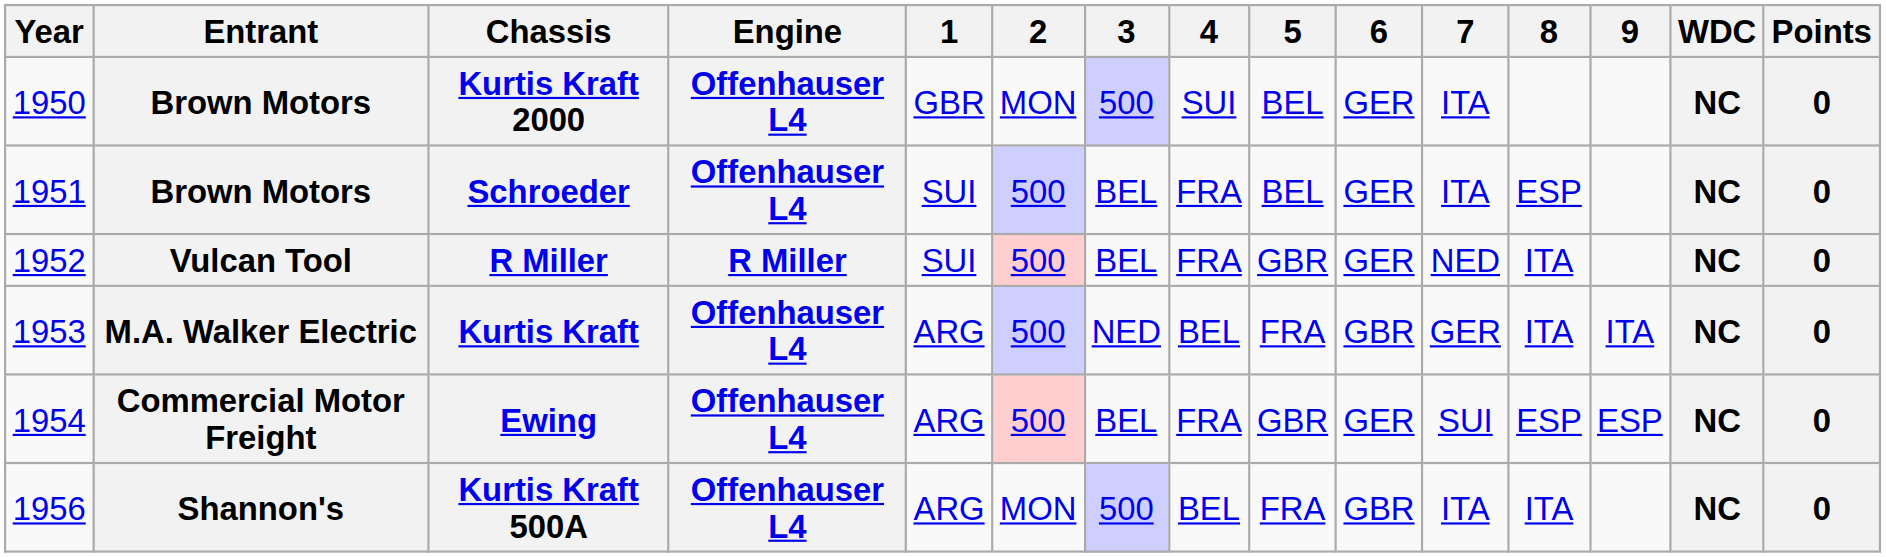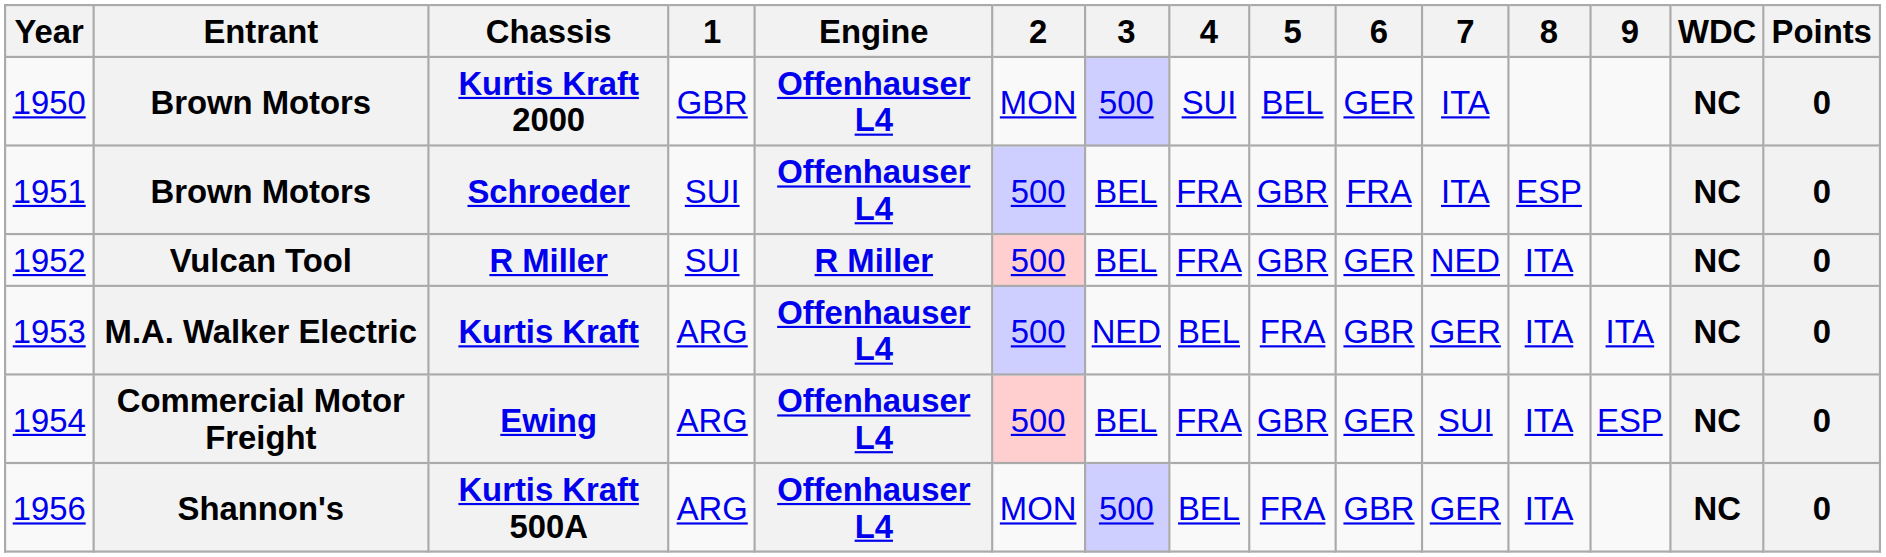columns swapped: (787, 31) <-> (949, 31)
(1293, 190) BEL -> (1293, 190) GBR
(1379, 190) GER -> (1379, 190) FRA
(1549, 420) ESP -> (1549, 420) ITA
(1465, 508) ITA -> (1465, 508) GER
